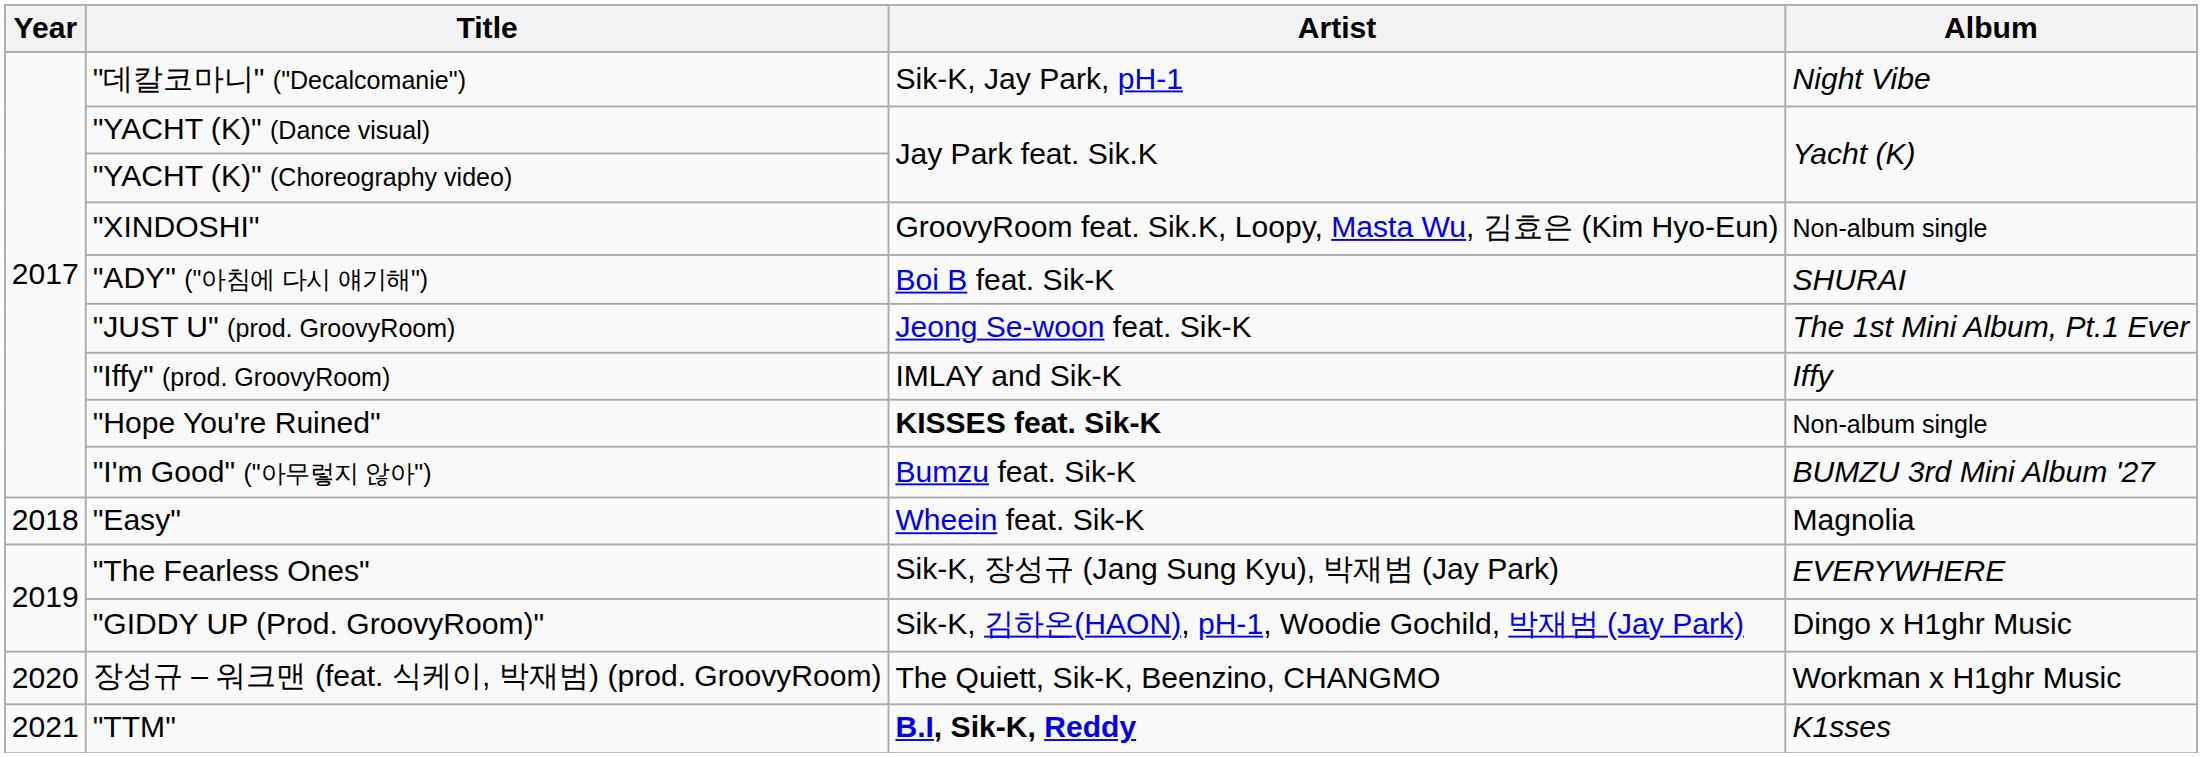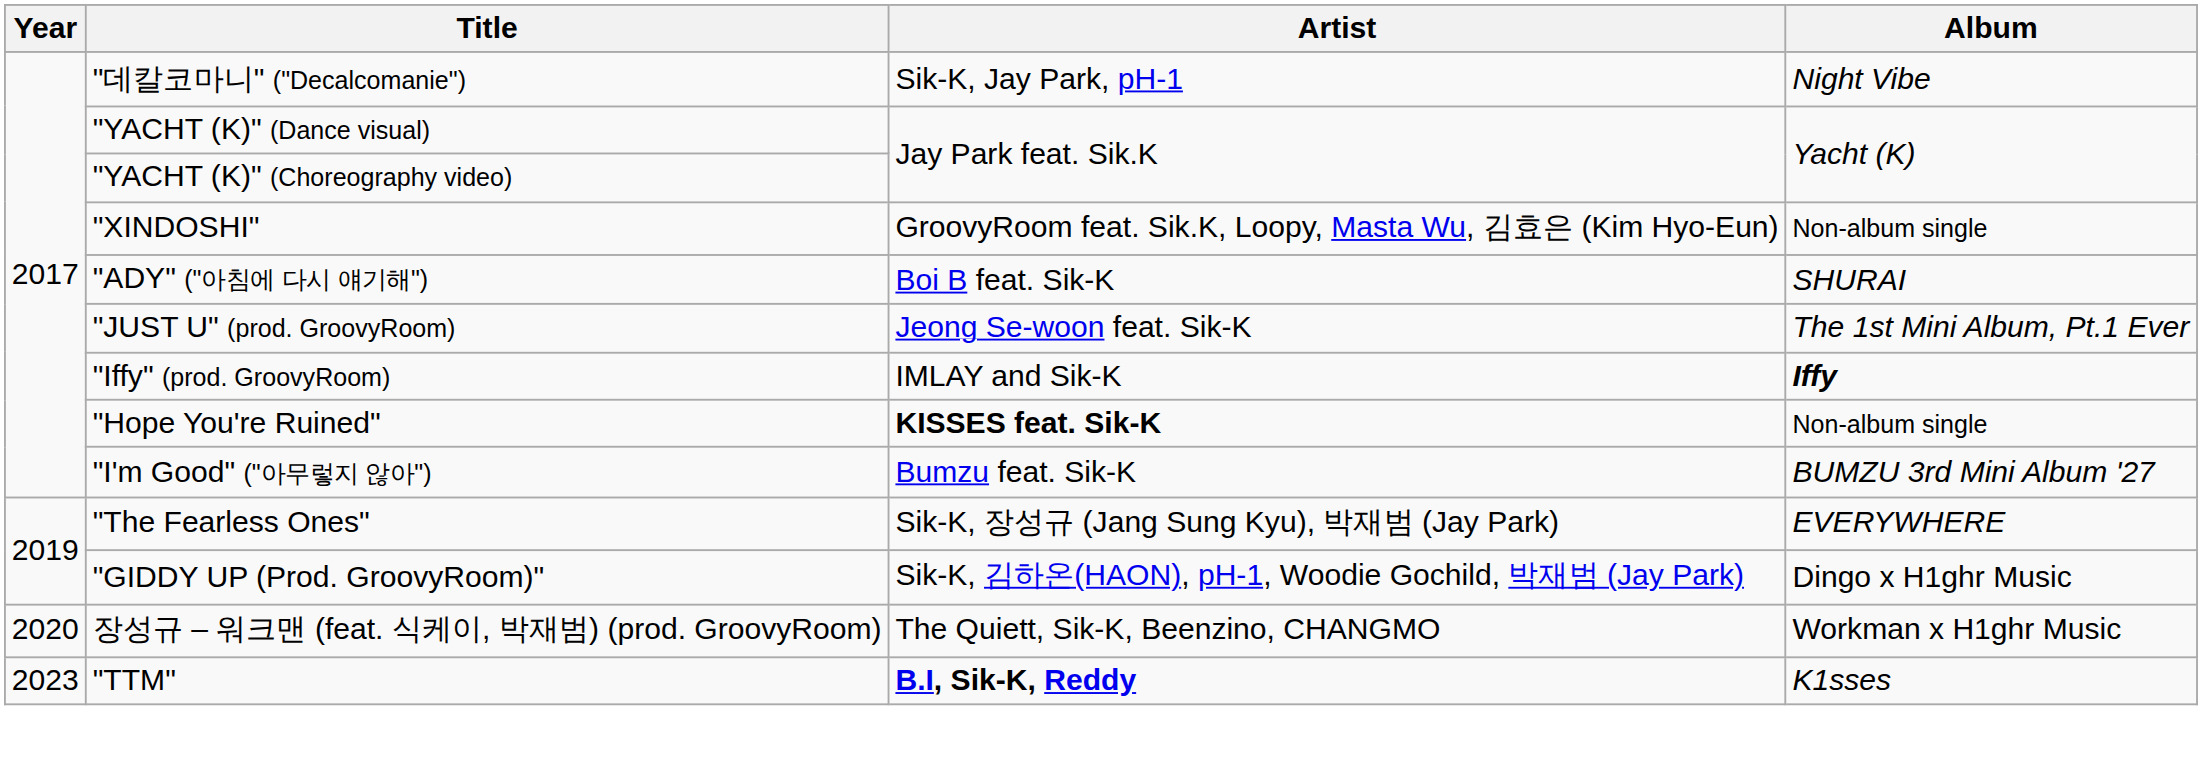(1813, 375) normal -> (1815, 375) bold
- row: (137, 520)
(45, 728) 2021 -> (45, 680) 2023
